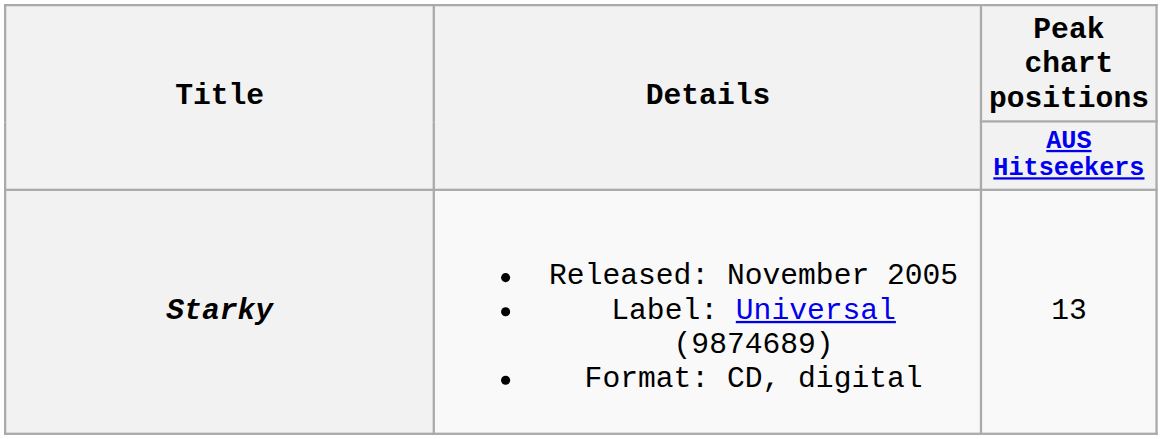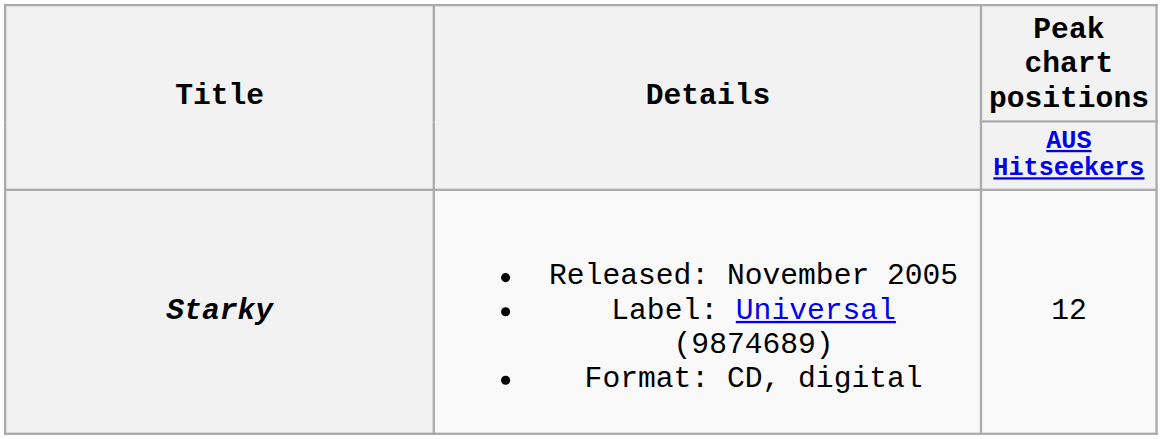(1069, 311) 13 -> (1069, 311) 12
